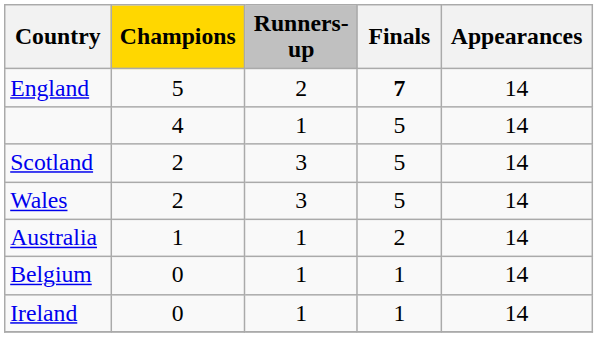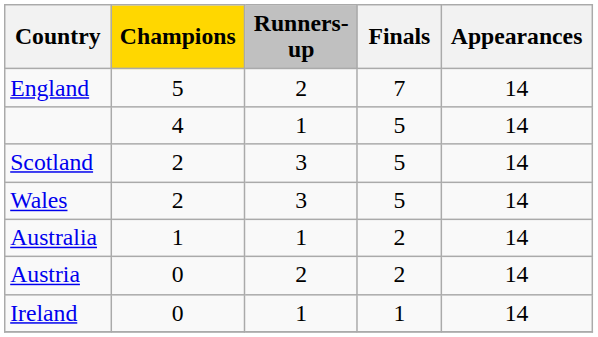(399, 87) bold -> (399, 87) normal
+ row: (45, 275)
- row: (51, 275)
